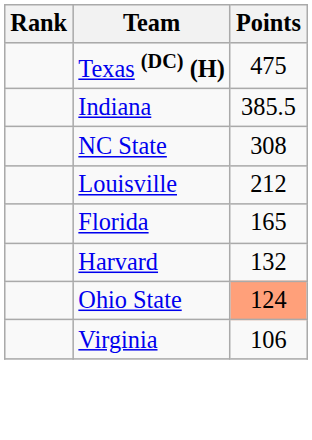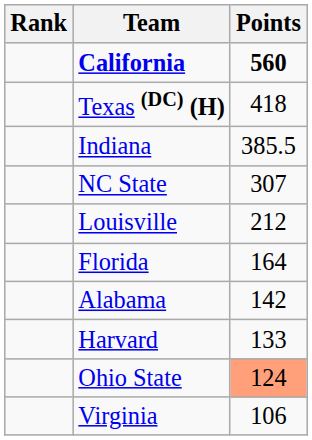+ row: (132, 62)
(268, 65) 475 -> (268, 104) 418
(268, 146) 308 -> (268, 184) 307
(268, 223) 165 -> (268, 261) 164
+ row: (122, 300)
(268, 261) 132 -> (268, 338) 133
